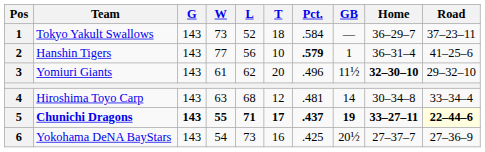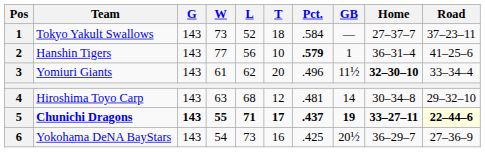(394, 33) 36–29–7 -> (394, 33) 27–37–7
(451, 72) 29–32–10 -> (451, 72) 33–34–4
(451, 98) 33–34–4 -> (451, 98) 29–32–10
(394, 137) 27–37–7 -> (394, 137) 36–29–7
